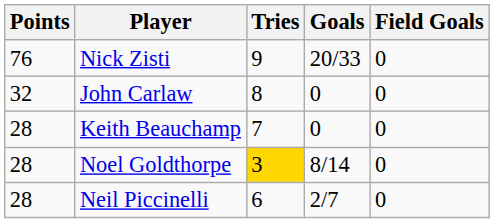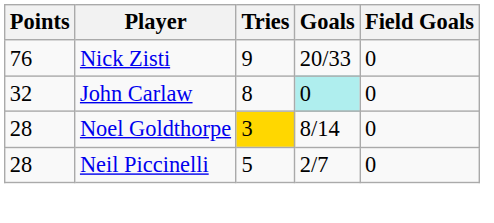(315, 93) no background -> (305, 93) paleturquoise background
- row: (160, 128)
(257, 199) 6 -> (247, 164) 5
